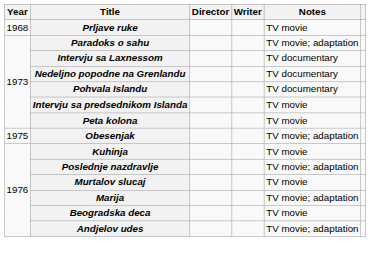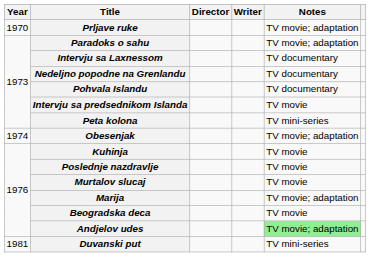(17, 27) 1968 -> (17, 27) 1970
(287, 27) TV movie -> (312, 27) TV movie; adaptation
(287, 120) TV movie -> (297, 120) TV mini-series
(17, 136) 1975 -> (17, 136) 1974
(312, 167) TV movie; adaptation -> (287, 167) TV movie
(312, 228) no background -> (312, 228) lightgreen background
+ row: (110, 244)
